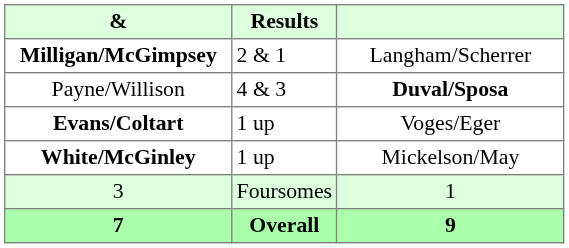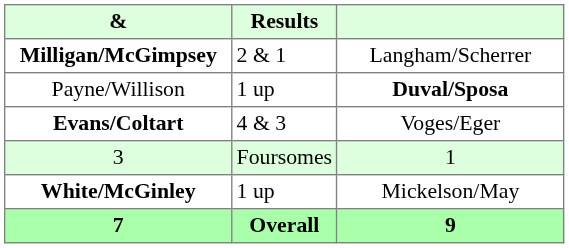(261, 89) 4 & 3 -> (256, 89) 1 up
(256, 123) 1 up -> (261, 123) 4 & 3
rows swapped: (118, 157) <-> (118, 191)
